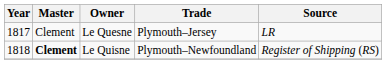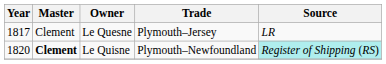(19, 50) 1818 -> (19, 50) 1820
(320, 50) no background -> (320, 50) paleturquoise background
